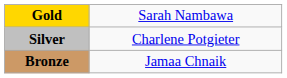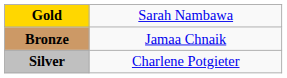rows swapped: (47, 38) <-> (47, 61)
